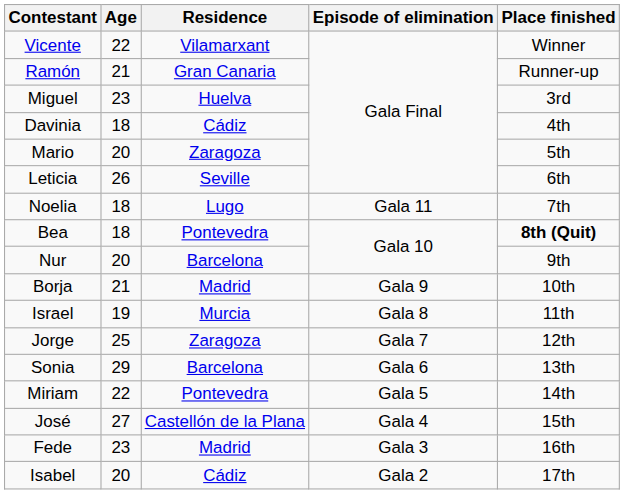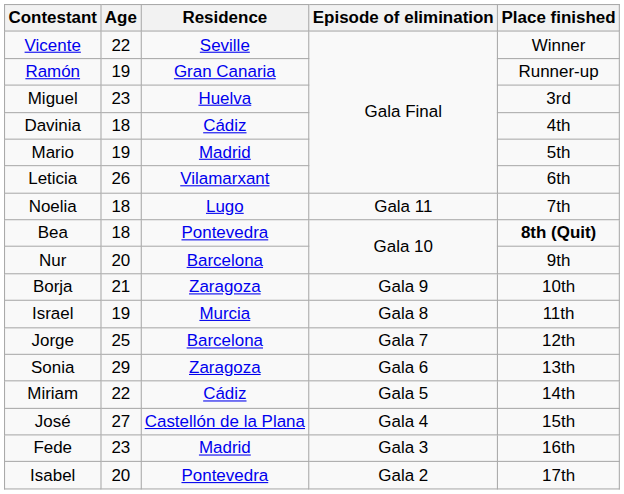(225, 44) Vilamarxant -> (225, 44) Seville
(121, 71) 21 -> (121, 71) 19
(121, 152) 20 -> (121, 152) 19
(225, 152) Zaragoza -> (225, 152) Madrid
(225, 179) Seville -> (225, 179) Vilamarxant
(225, 286) Madrid -> (225, 286) Zaragoza
(225, 340) Zaragoza -> (225, 340) Barcelona
(225, 367) Barcelona -> (225, 367) Zaragoza
(225, 394) Pontevedra -> (225, 394) Cádiz
(225, 475) Cádiz -> (225, 475) Pontevedra
